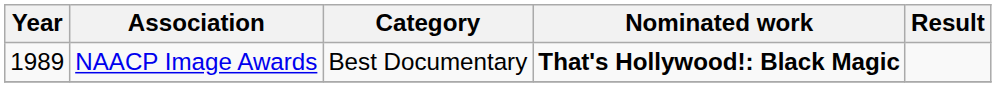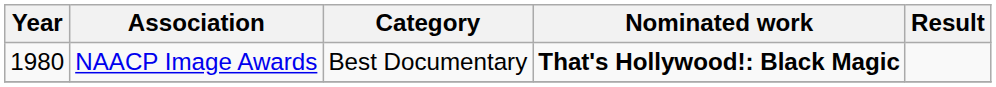(37, 61) 1989 -> (37, 61) 1980
